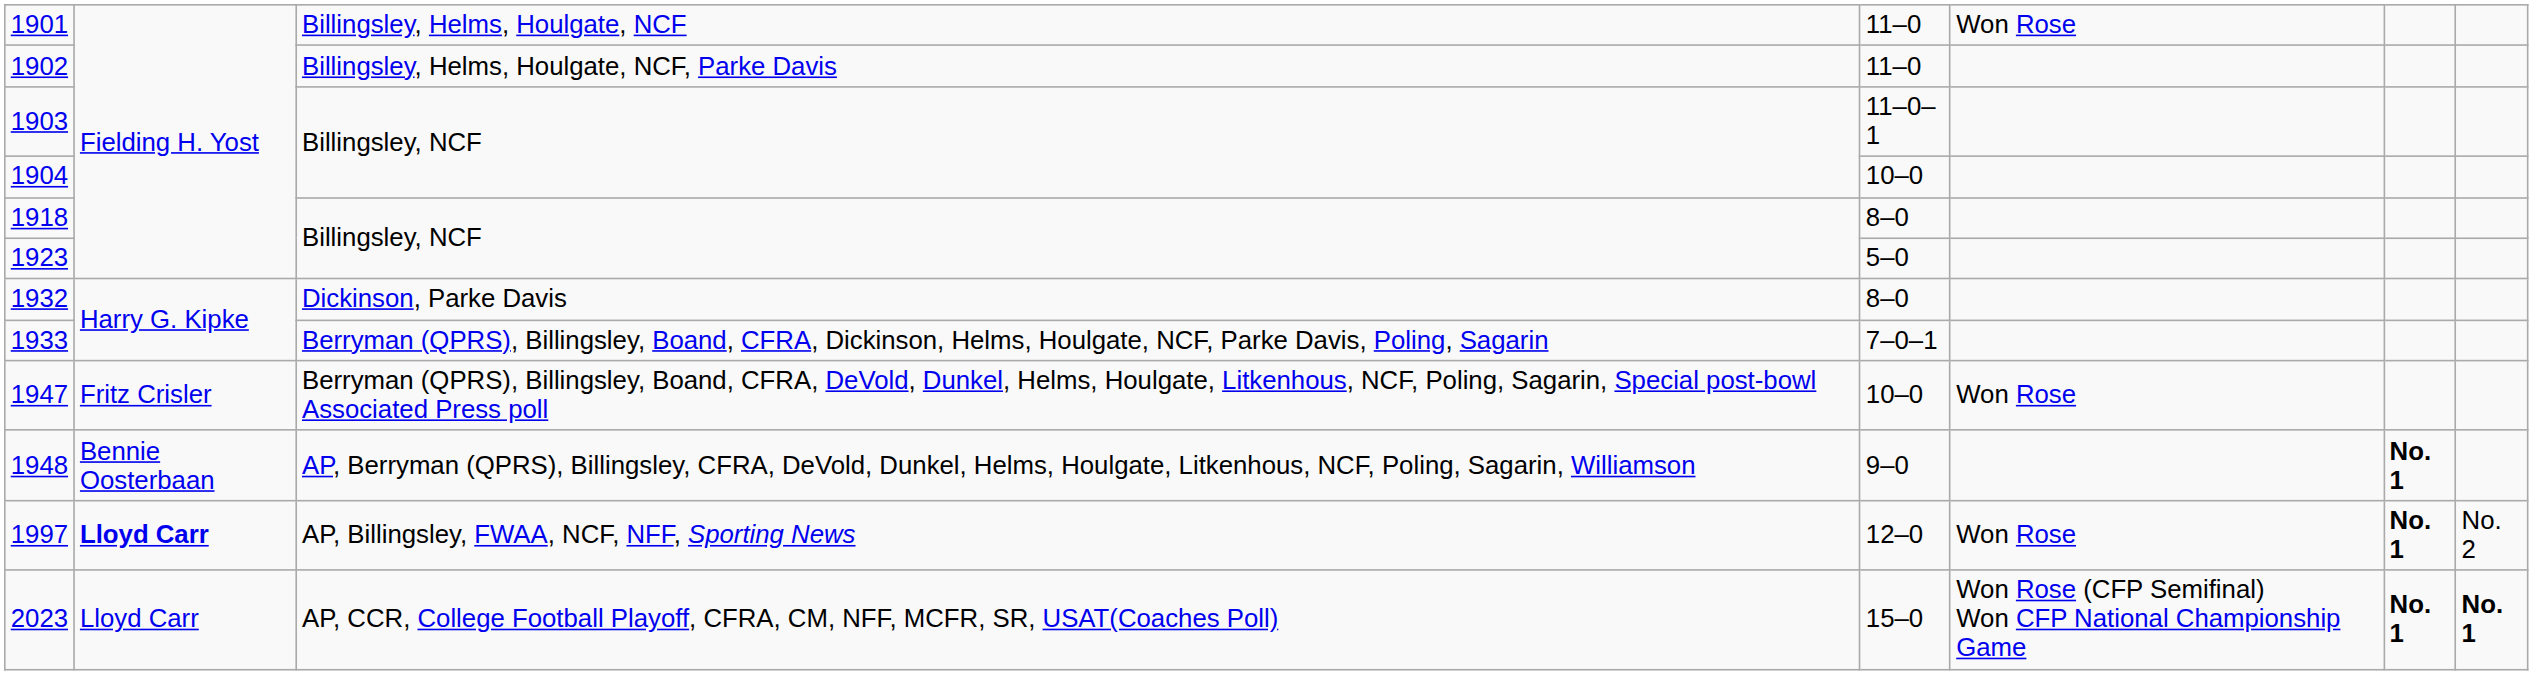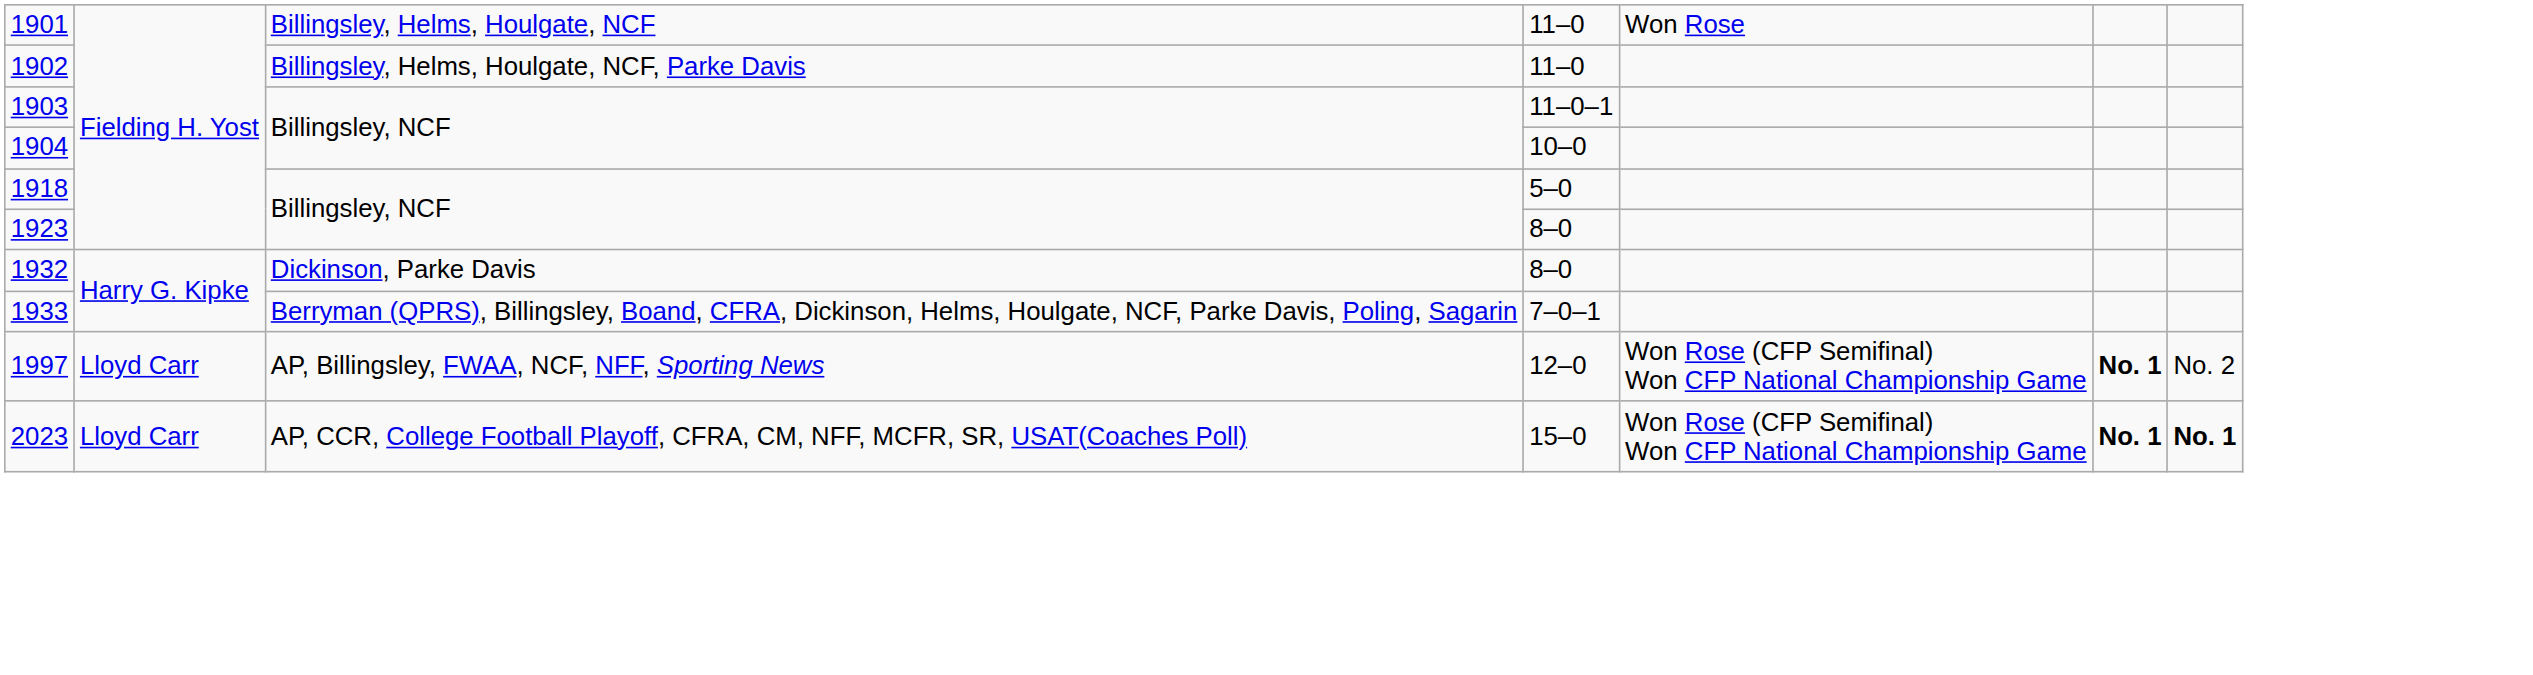(1887, 217) 8–0 -> (1551, 188) 5–0
(1887, 258) 5–0 -> (1551, 229) 8–0
- row: (39, 395)
- row: (39, 465)
(144, 534) bold -> (139, 366) normal
(2016, 534) Won Rose -> (1856, 366) Won Rose (CFP Semifinal) Won CFP National Championship Game
